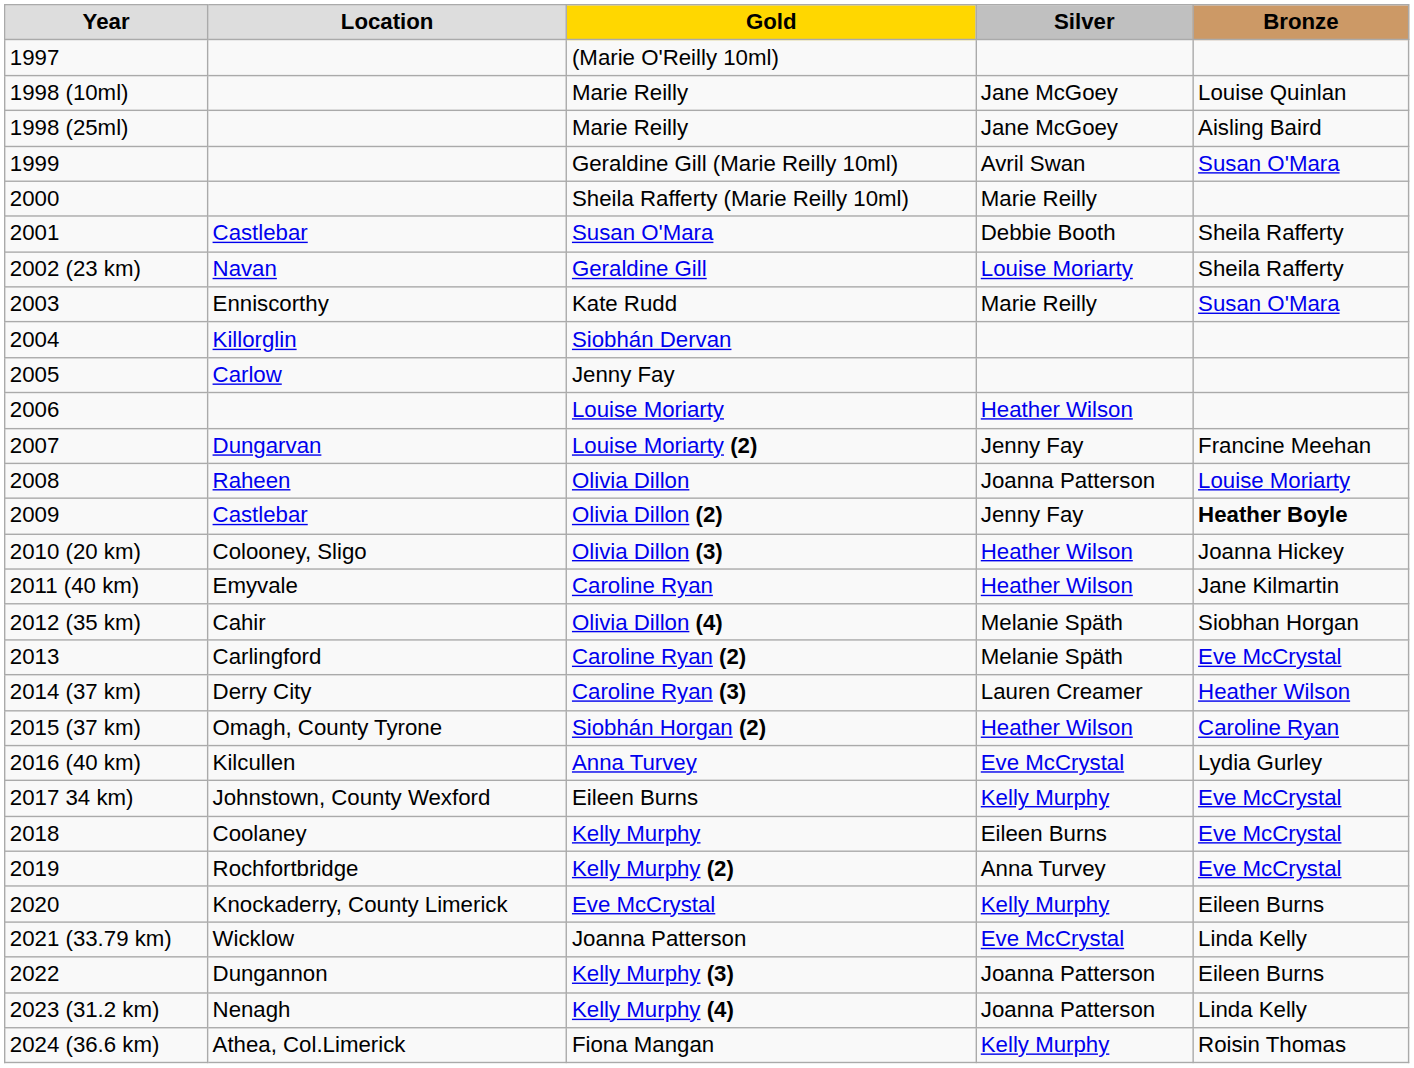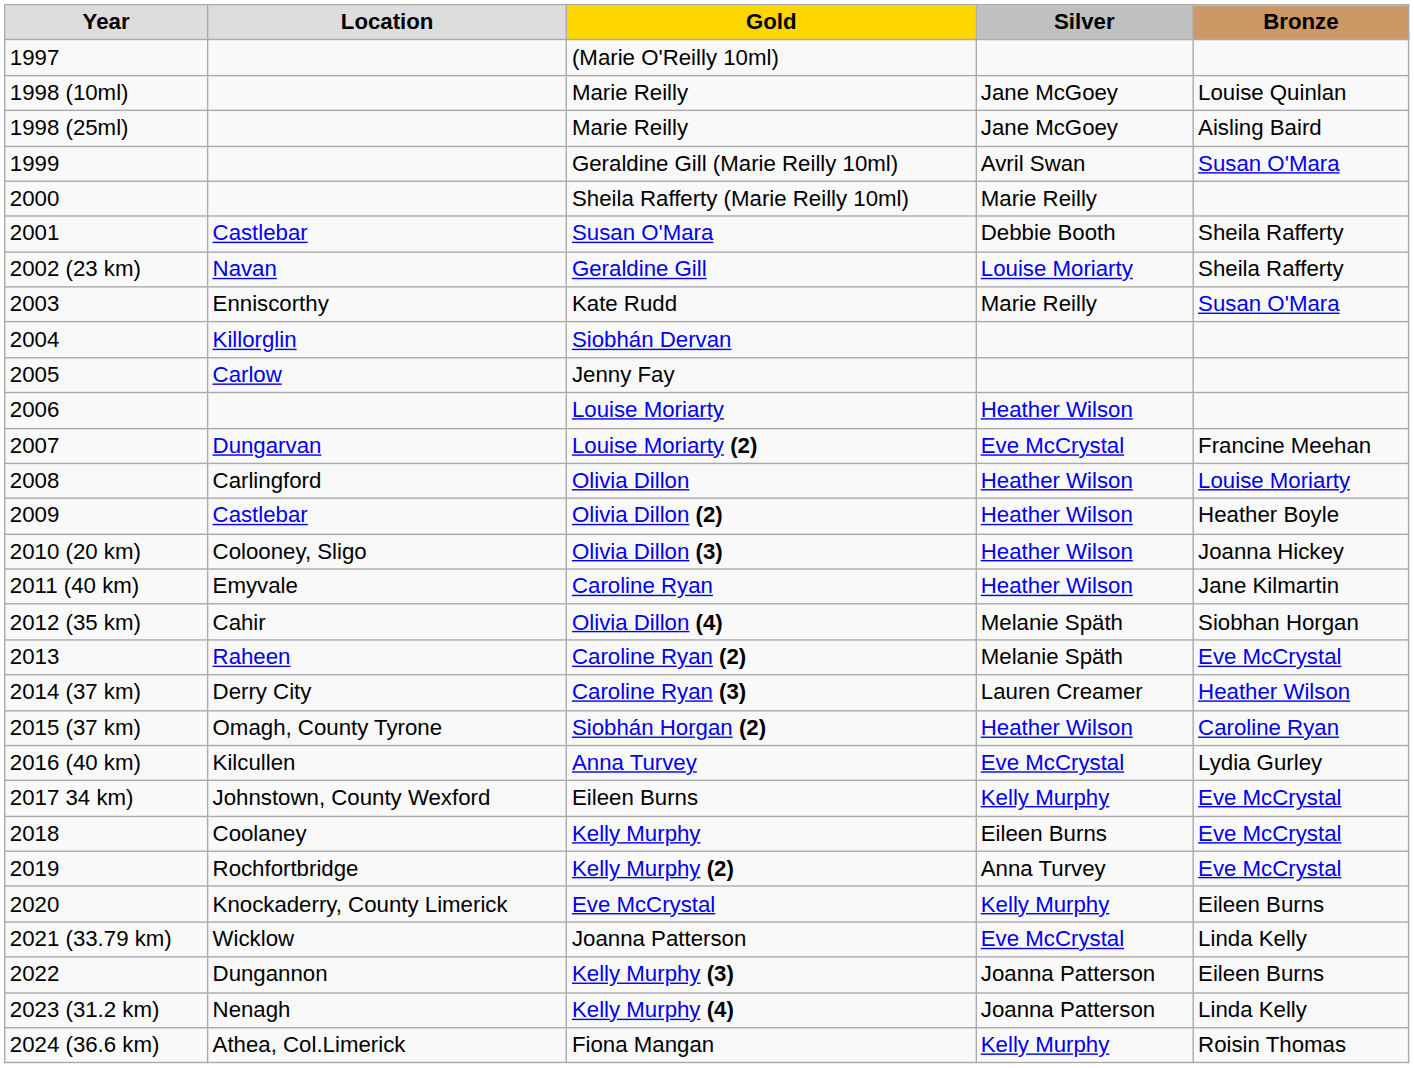(1032, 445) Jenny Fay -> (1052, 445) Eve McCrystal
(252, 480) Raheen -> (267, 480) Carlingford
(1068, 480) Joanna Patterson -> (1057, 480) Heather Wilson
(1032, 515) Jenny Fay -> (1057, 515) Heather Wilson
(1273, 515) bold -> (1269, 515) normal
(267, 657) Carlingford -> (252, 657) Raheen
